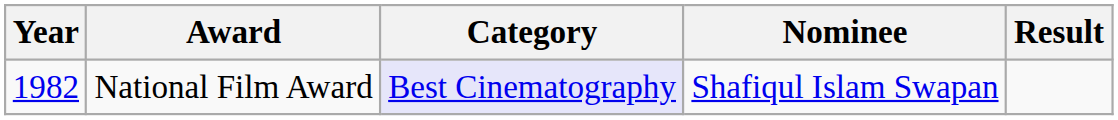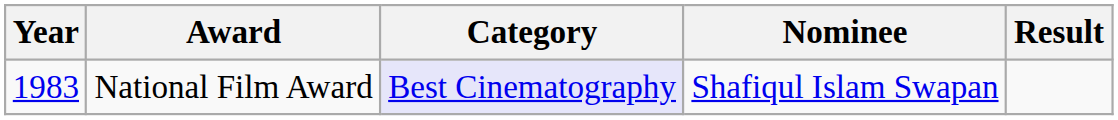(46, 86) 1982 -> (46, 86) 1983
